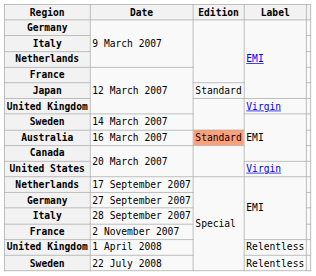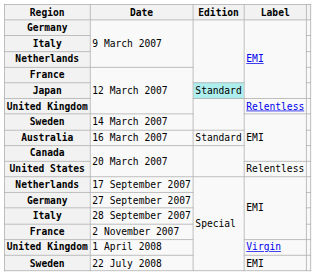(219, 91) no background -> (219, 91) paleturquoise background
(264, 106) Virgin -> (275, 106) Relentless
(219, 138) lightsalmon background -> (219, 138) no background
(264, 169) Virgin -> (275, 169) Relentless
(275, 247) Relentless -> (264, 247) Virgin
(275, 263) Relentless -> (255, 263) EMI
